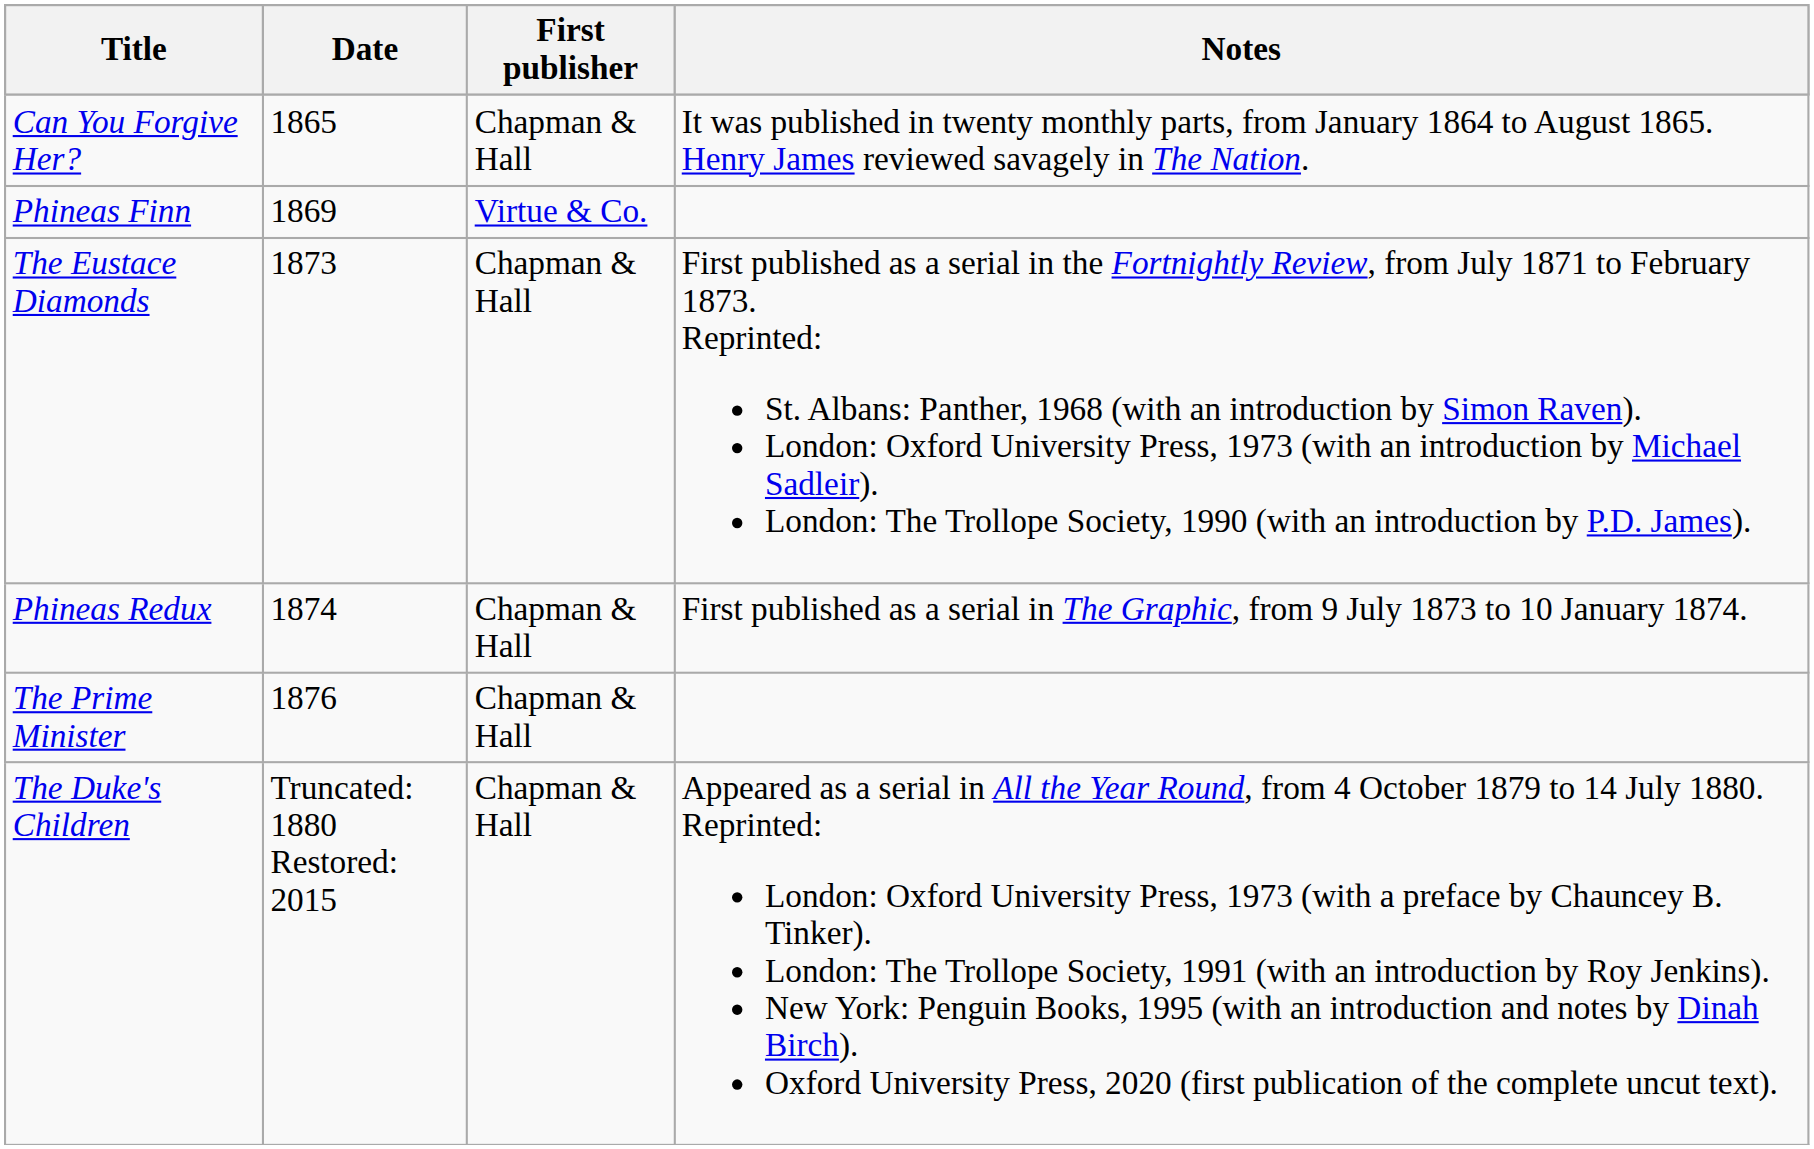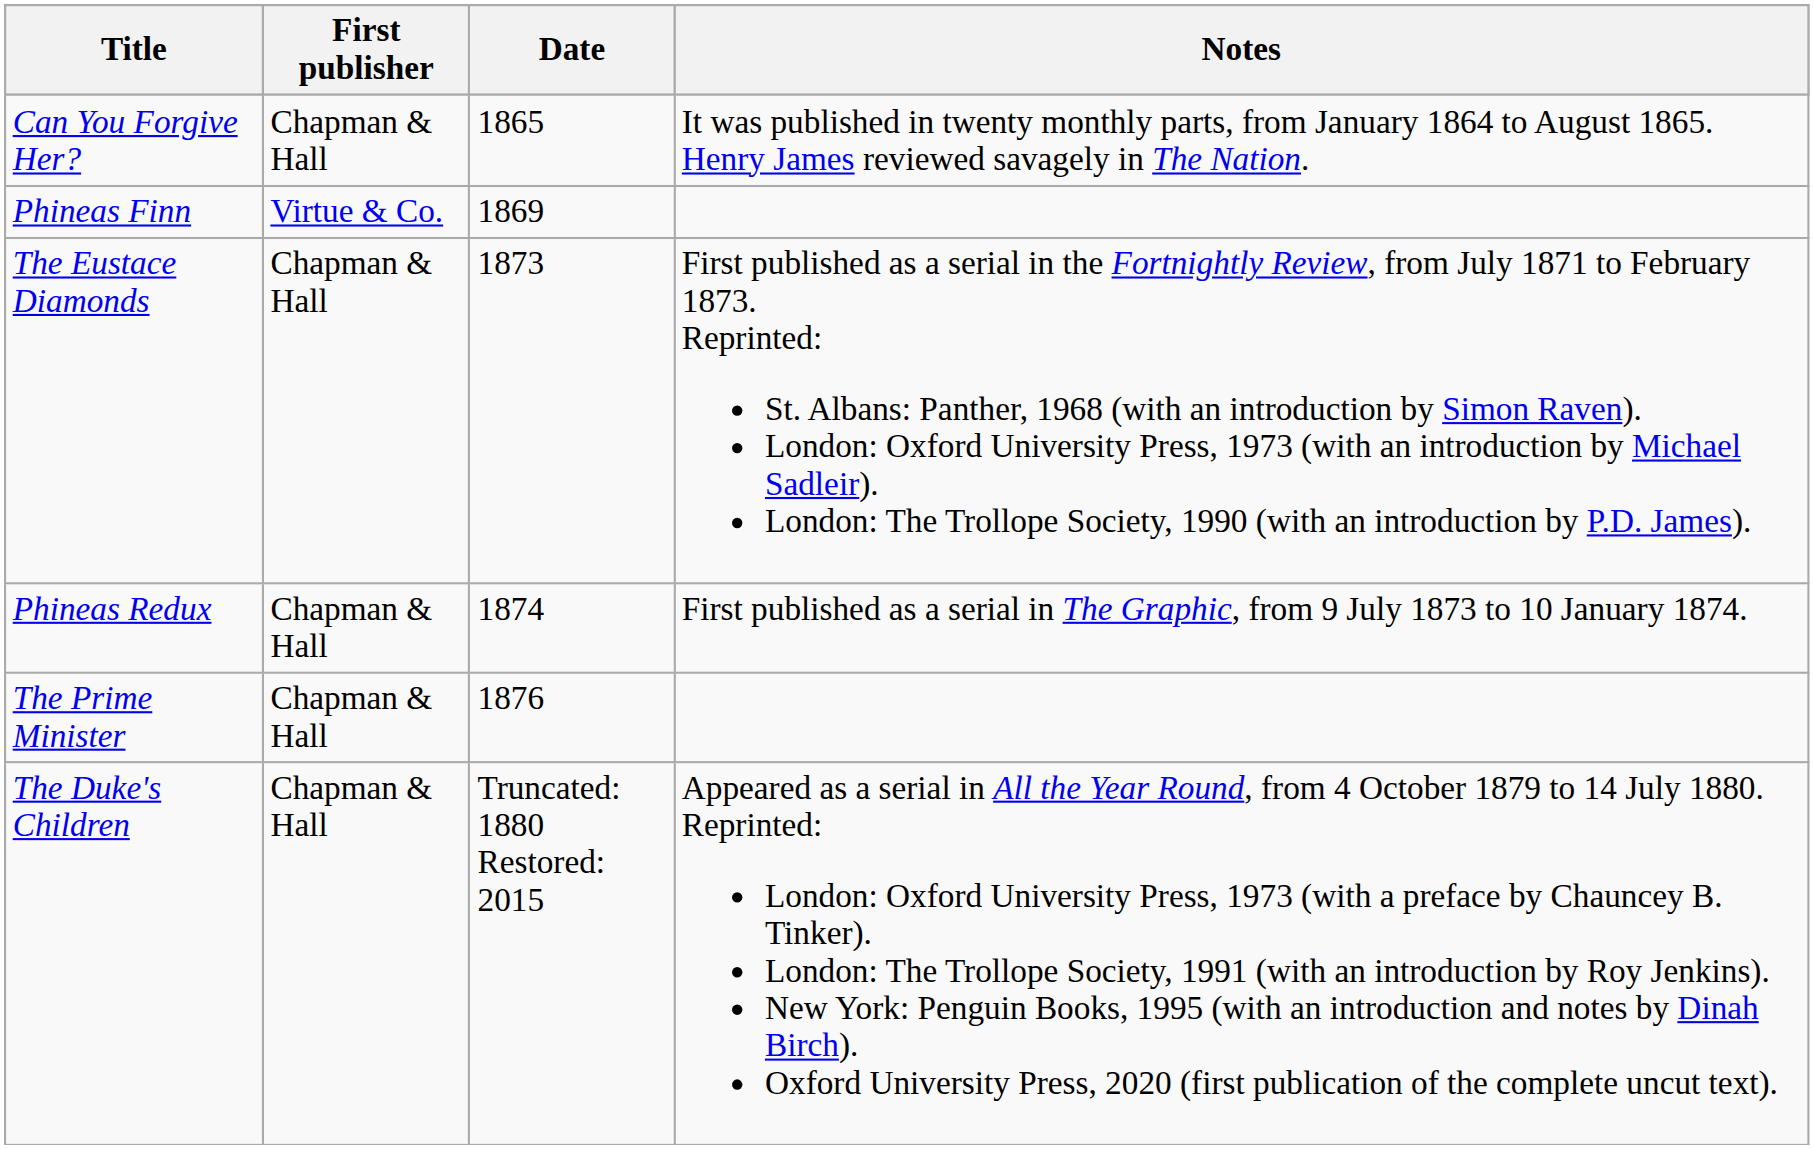columns swapped: (365, 50) <-> (571, 50)
